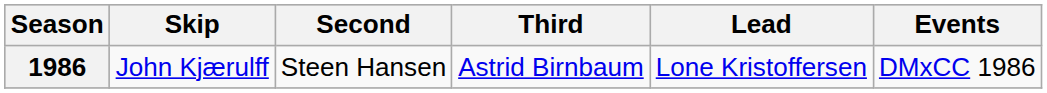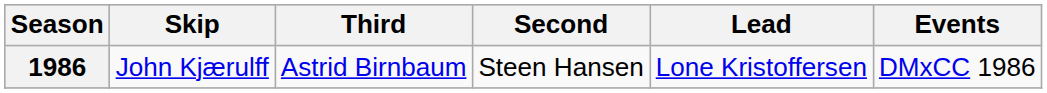columns swapped: (551, 25) <-> (363, 25)
